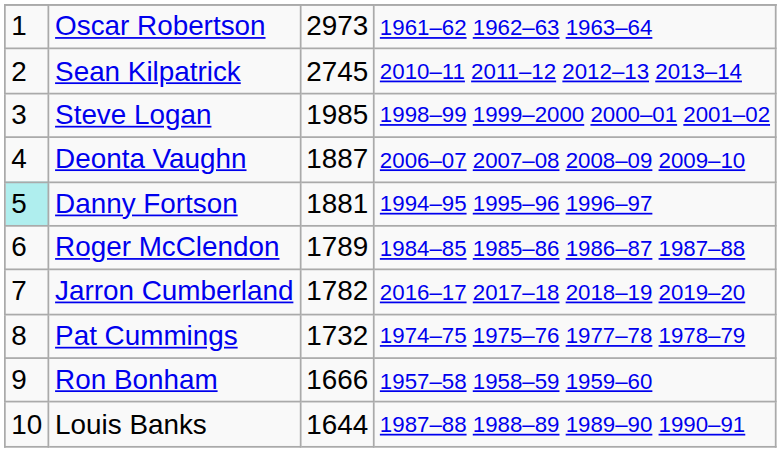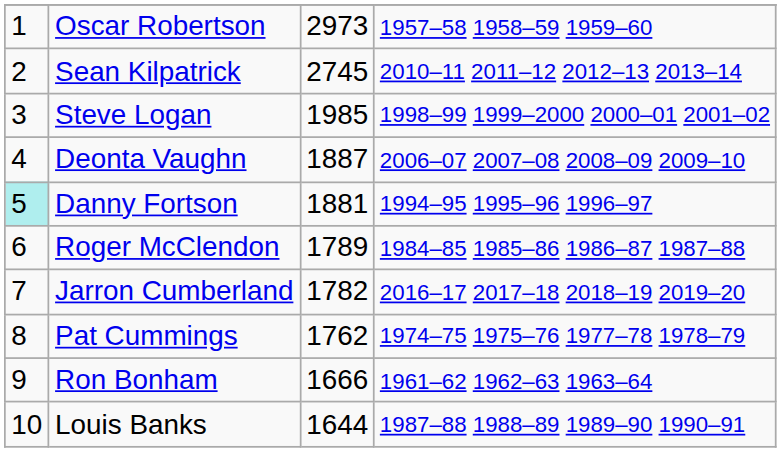(516, 27) 1961–62 1962–63 1963–64 -> (516, 27) 1957–58 1958–59 1959–60
(337, 335) 1732 -> (337, 335) 1762
(516, 380) 1957–58 1958–59 1959–60 -> (516, 380) 1961–62 1962–63 1963–64
